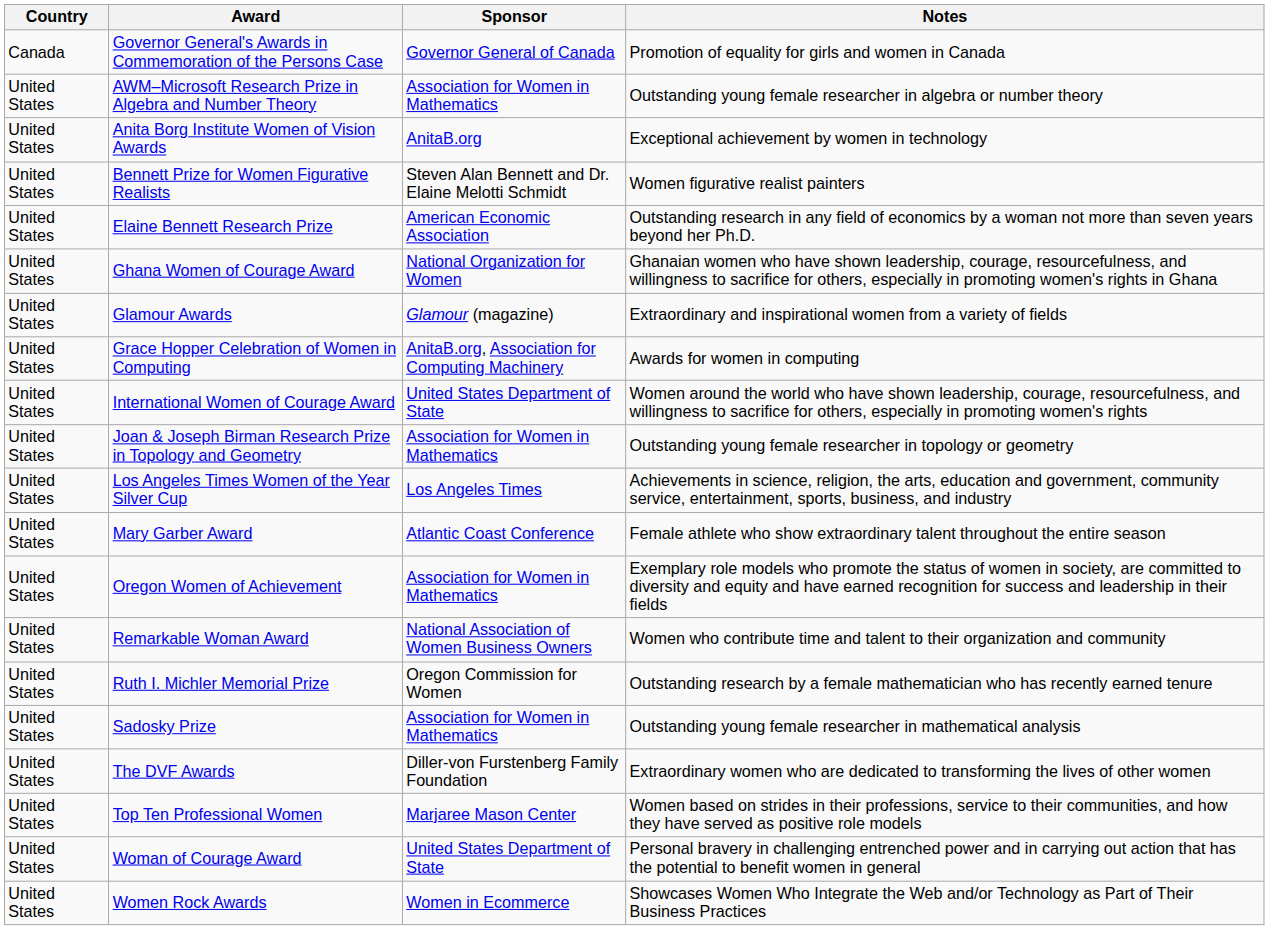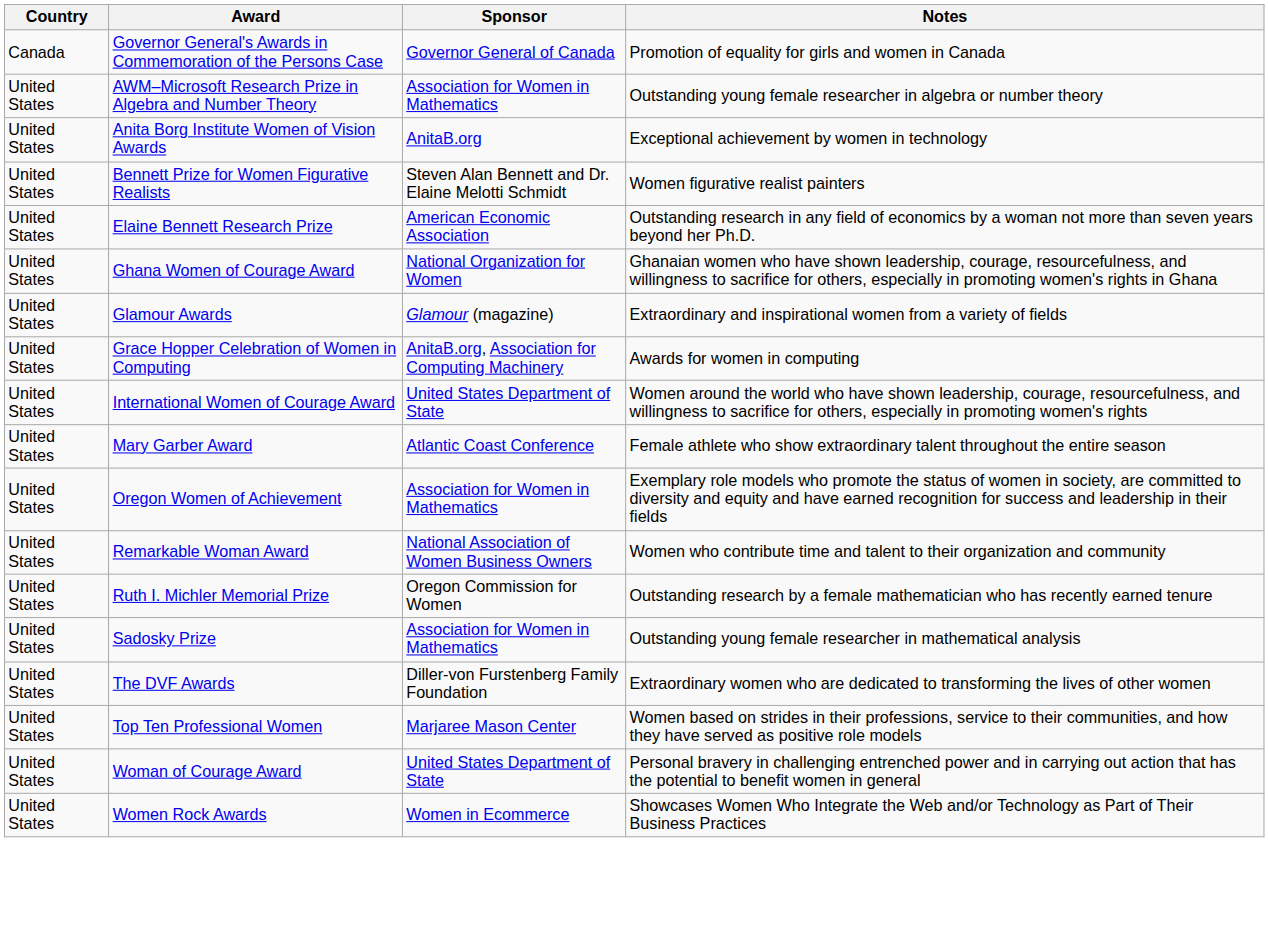- row: (251, 446)
- row: (251, 490)
